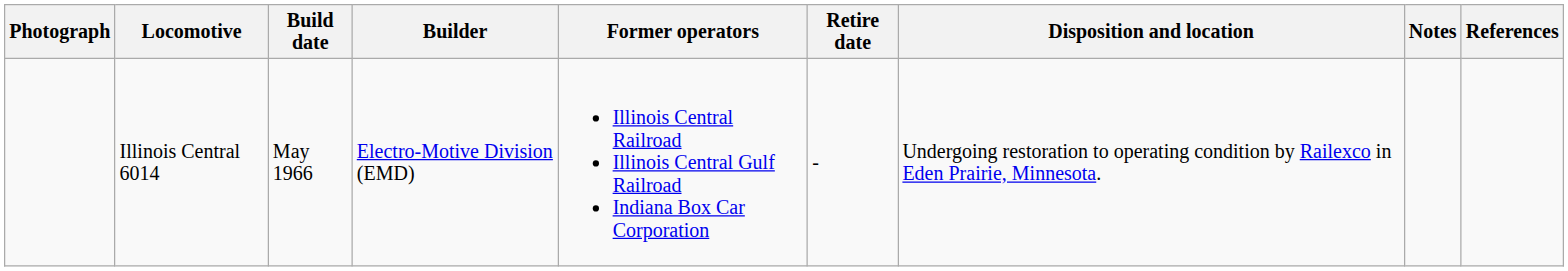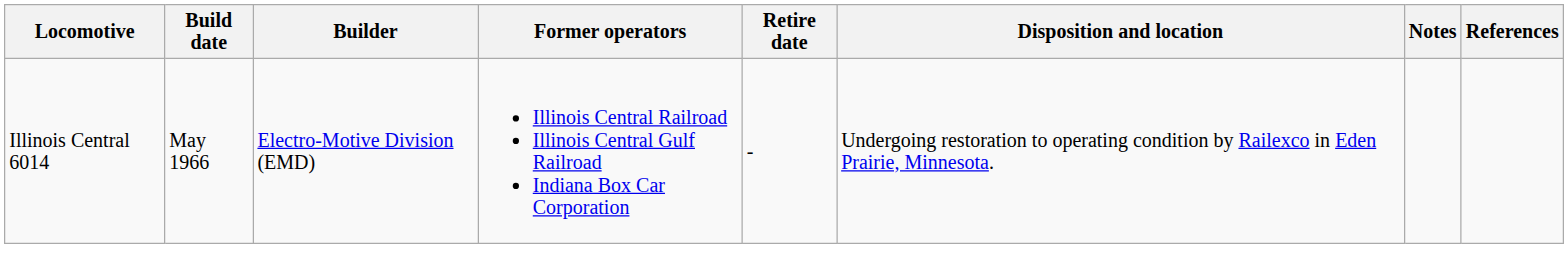- column: (60, 31)
